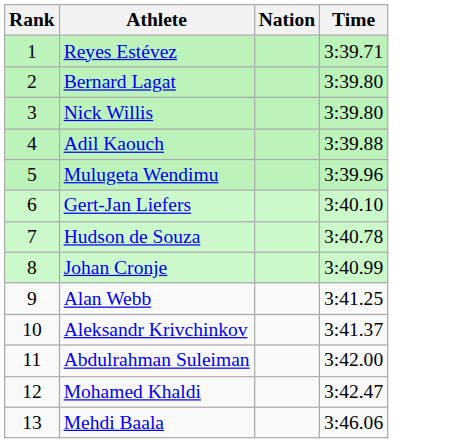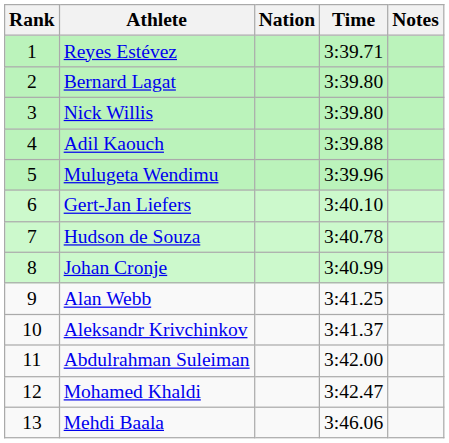+ column: (415, 19)
